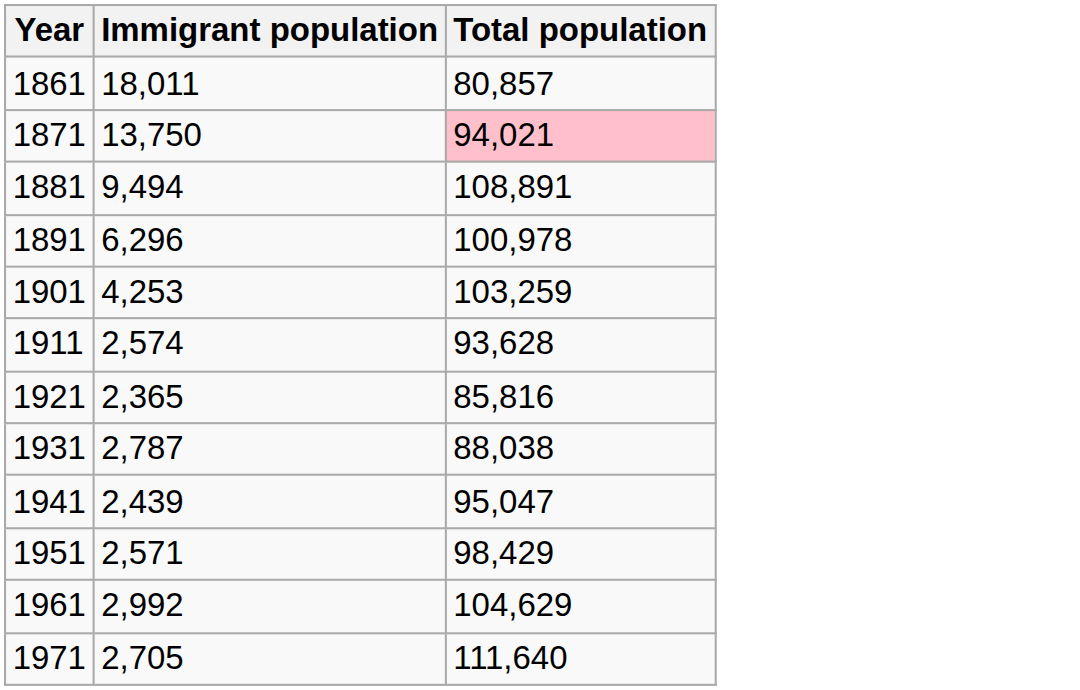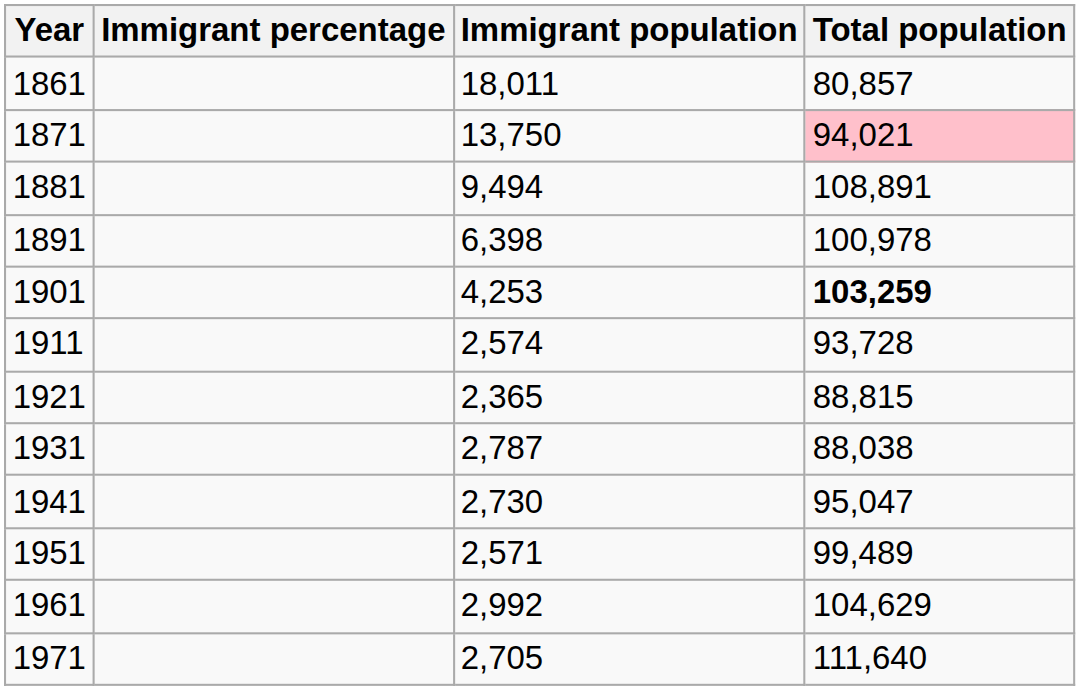+ column: (273, 30)
(142, 239) 6,296 -> (502, 239) 6,398
(513, 291) normal -> (872, 291) bold
(504, 344) 93,628 -> (863, 344) 93,728
(504, 396) 85,816 -> (863, 396) 88,815
(142, 501) 2,439 -> (502, 501) 2,730
(504, 553) 98,429 -> (863, 553) 99,489
